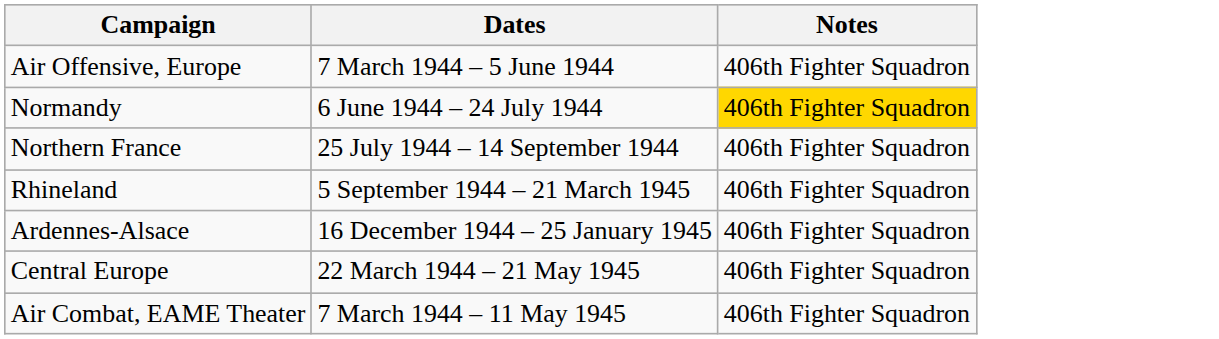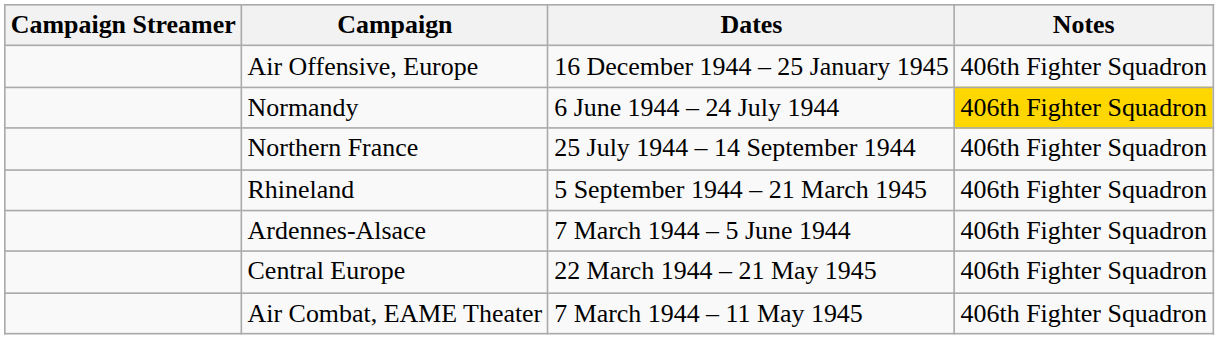+ column: (123, 25)
(466, 66) 7 March 1944 – 5 June 1944 -> (751, 66) 16 December 1944 – 25 January 1945
(515, 230) 16 December 1944 – 25 January 1945 -> (702, 230) 7 March 1944 – 5 June 1944
